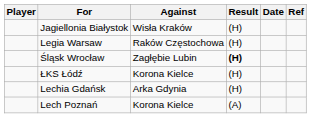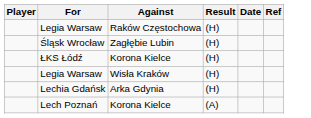- row: (84, 27)
(235, 58) bold -> (212, 43) normal
+ row: (71, 74)
